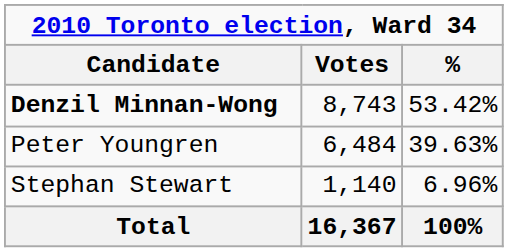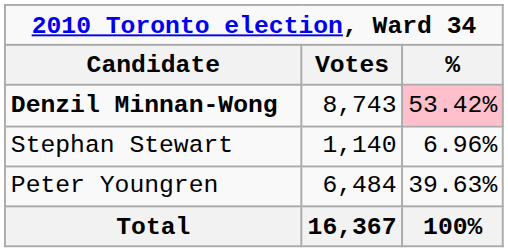(453, 106) no background -> (453, 106) pink background
rows swapped: (115, 146) <-> (122, 186)
